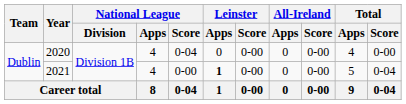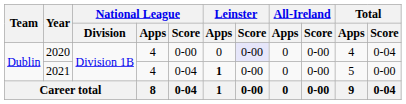(186, 52) 0-04 -> (186, 52) 0-00
(252, 52) no background -> (252, 52) lavender background
(384, 52) 0-00 -> (384, 52) 0-04
(186, 71) 0-00 -> (186, 71) 0-04
(384, 71) 0-04 -> (384, 71) 0-00
